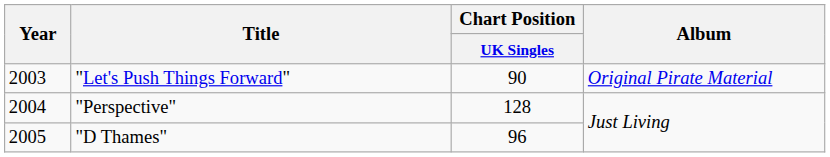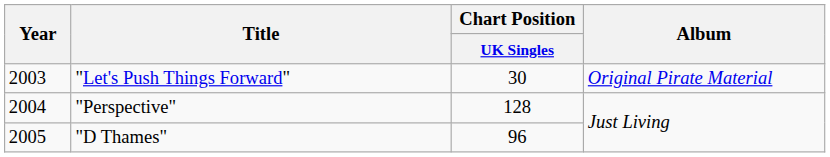(517, 78) 90 -> (517, 78) 30
